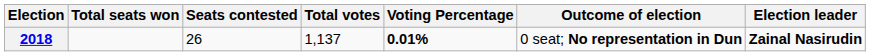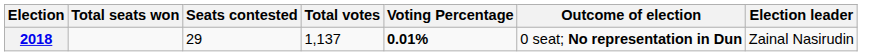(194, 39) 26 -> (194, 39) 29
(805, 39) bold -> (801, 39) normal
